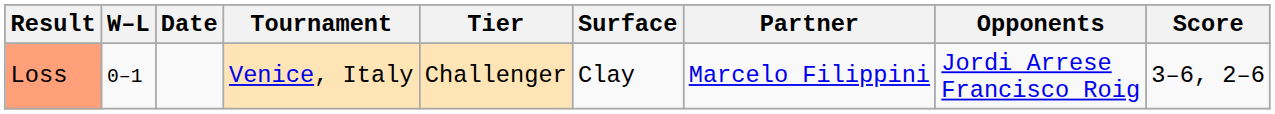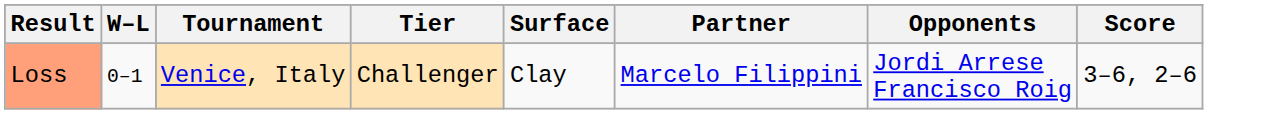- column: (189, 24)
